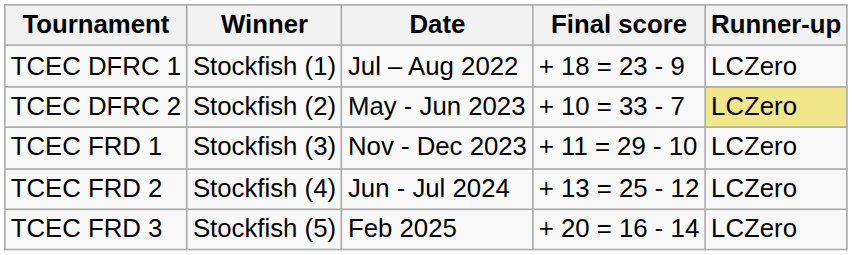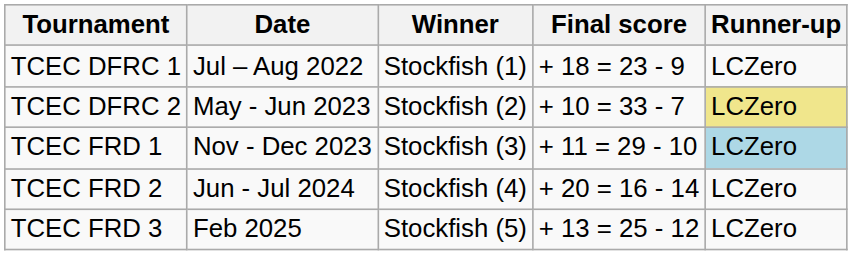columns swapped: (437, 24) <-> (265, 24)
(754, 147) no background -> (754, 147) lightblue background
(619, 188) + 13 = 25 - 12 -> (619, 188) + 20 = 16 - 14
(619, 229) + 20 = 16 - 14 -> (619, 229) + 13 = 25 - 12
